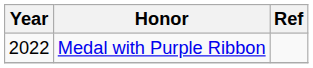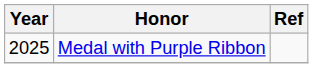(29, 47) 2022 -> (29, 47) 2025
